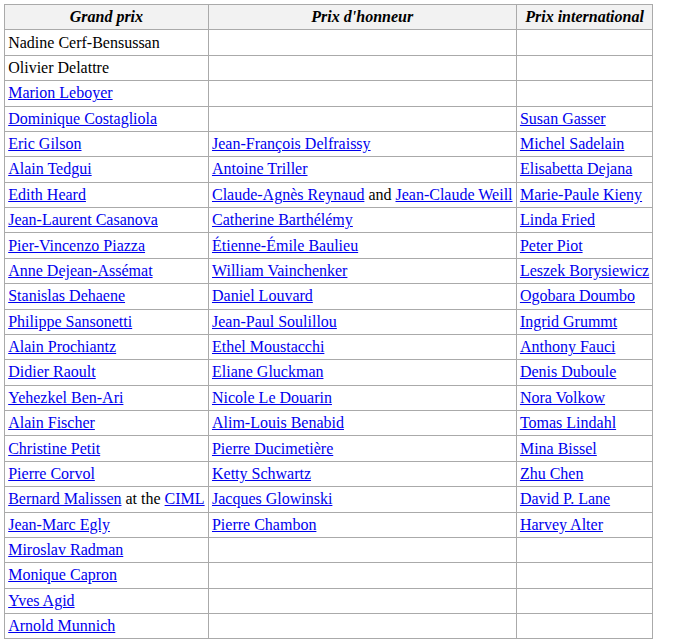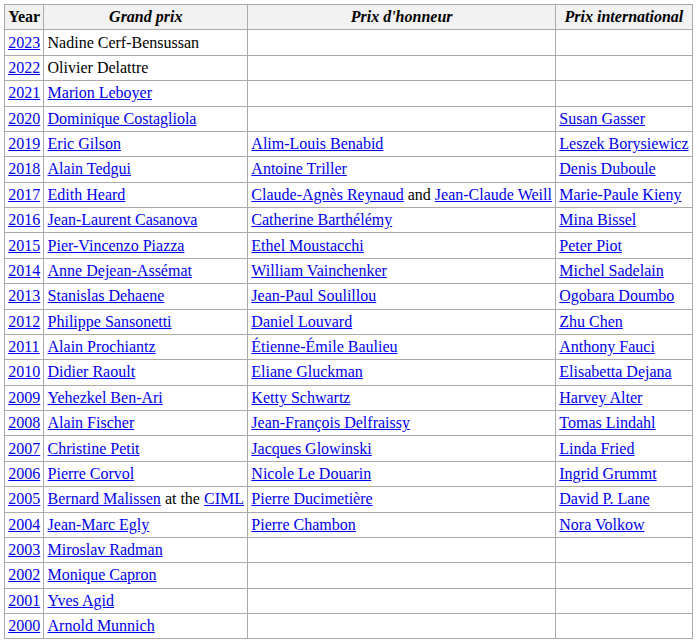+ column: (24, 17)
(291, 144) Jean-François Delfraissy -> (317, 144) Alim-Louis Benabid
(572, 144) Michel Sadelain -> (624, 144) Leszek Borysiewicz
(576, 169) Elisabetta Dejana -> (608, 169) Denis Duboule
(557, 220) Linda Fried -> (598, 220) Mina Bissel
(285, 245) Étienne-Émile Baulieu -> (308, 245) Ethel Moustacchi
(585, 270) Leszek Borysiewicz -> (611, 270) Michel Sadelain
(262, 296) Daniel Louvard -> (314, 296) Jean-Paul Soulillou
(274, 321) Jean-Paul Soulillou -> (302, 321) Daniel Louvard
(569, 321) Ingrid Grummt -> (591, 321) Zhu Chen
(268, 347) Ethel Moustacchi -> (324, 347) Étienne-Émile Baulieu
(568, 372) Denis Duboule -> (615, 372) Elisabetta Dejana
(272, 397) Nicole Le Douarin -> (301, 397) Ketty Schwartz
(562, 397) Nora Volkow -> (601, 397) Harvey Alter
(278, 423) Alim-Louis Benabid -> (331, 423) Jean-François Delfraissy
(273, 448) Pierre Ducimetière -> (312, 448) Jacques Glowinski
(558, 448) Mina Bissel -> (597, 448) Linda Fried
(262, 473) Ketty Schwartz -> (311, 473) Nicole Le Douarin
(552, 473) Zhu Chen -> (608, 473) Ingrid Grummt
(272, 499) Jacques Glowinski -> (312, 499) Pierre Ducimetière
(561, 524) Harvey Alter -> (602, 524) Nora Volkow
